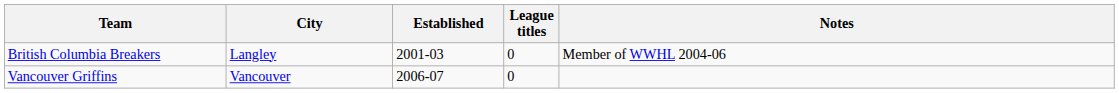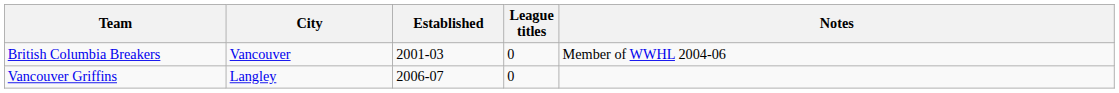(253, 54) Langley -> (260, 54) Vancouver
(260, 76) Vancouver -> (253, 76) Langley
